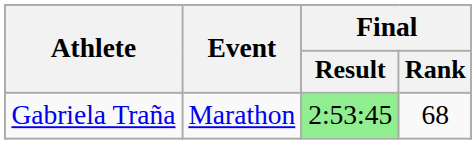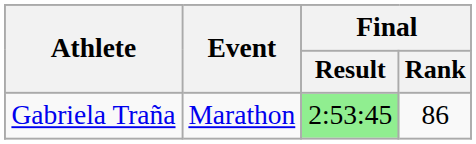(435, 115) 68 -> (435, 115) 86
